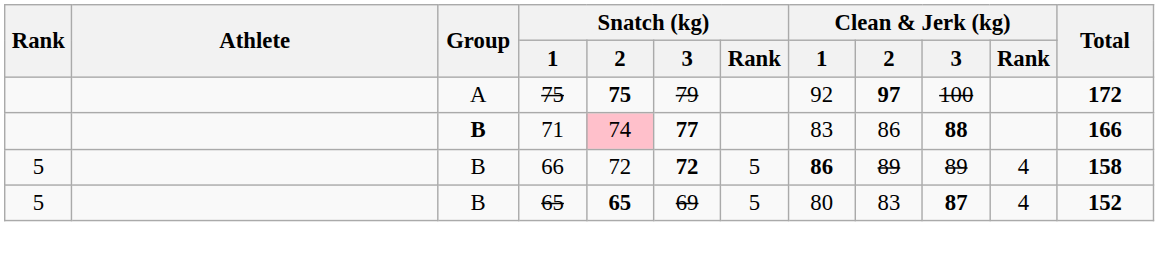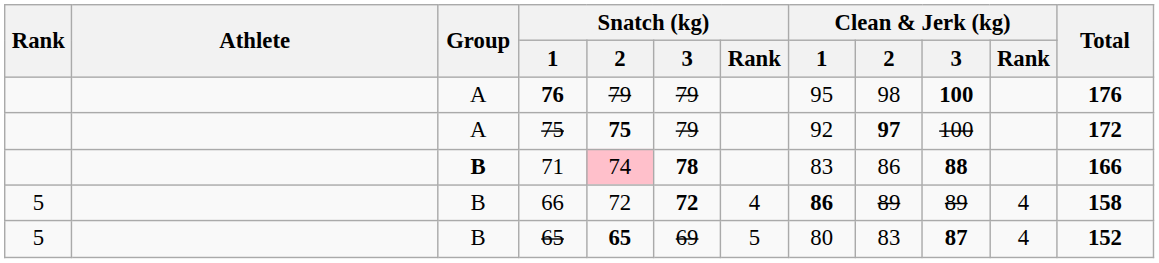+ row: (553, 94)
(687, 130) 77 -> (687, 166) 78
(754, 166) 5 -> (754, 202) 4
